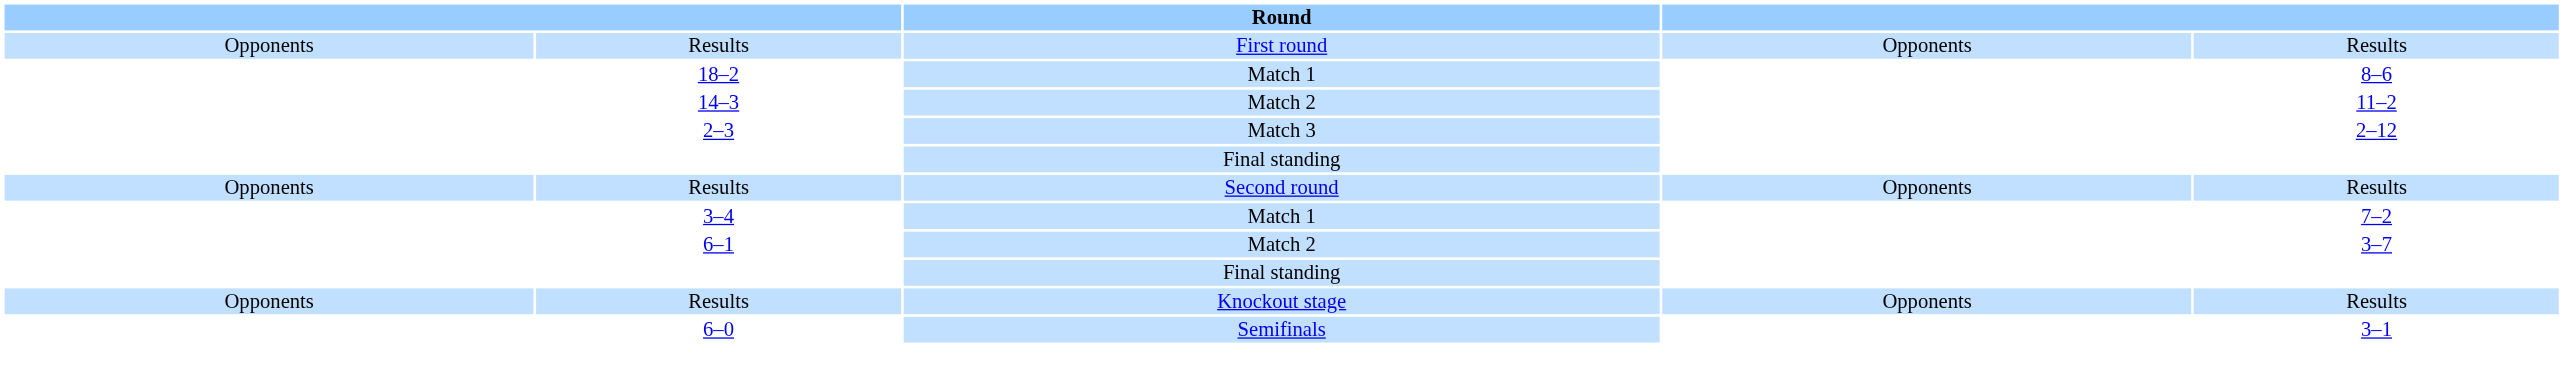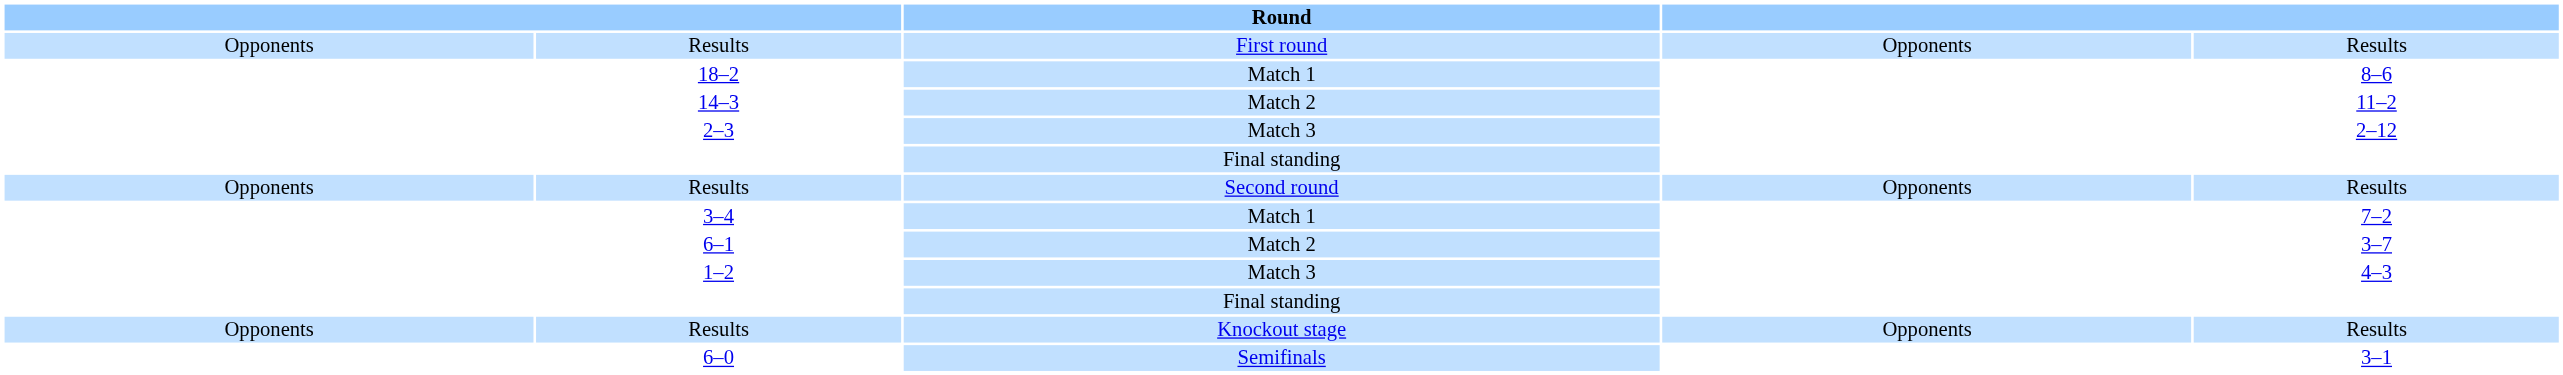+ row: (719, 272)
